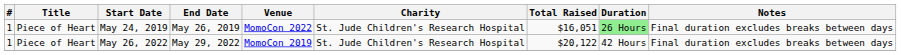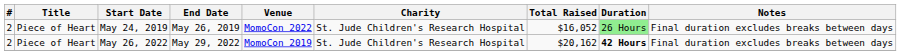(9, 27) 1 -> (9, 27) 2
(577, 27) $16,051 -> (577, 27) $16,052
(9, 42) 1 -> (9, 42) 2
(577, 42) $20,122 -> (577, 42) $20,162
(624, 42) normal -> (624, 42) bold
